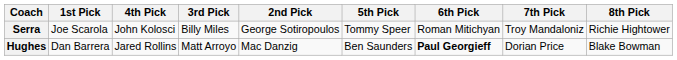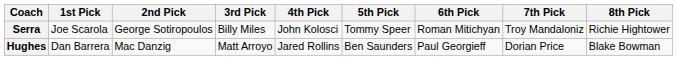columns swapped: (290, 13) <-> (145, 13)
(454, 47) bold -> (451, 47) normal
